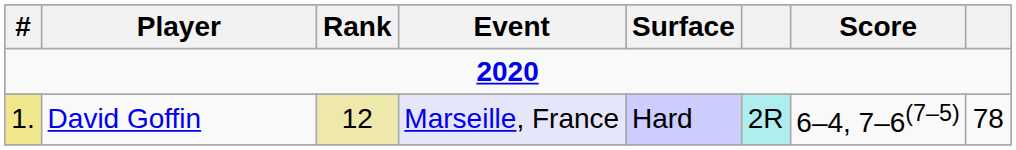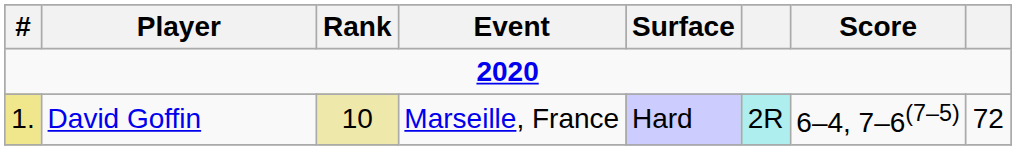(357, 119) 12 -> (357, 119) 10
(512, 119) lavender background -> (512, 119) no background
(988, 119) 78 -> (988, 119) 72
